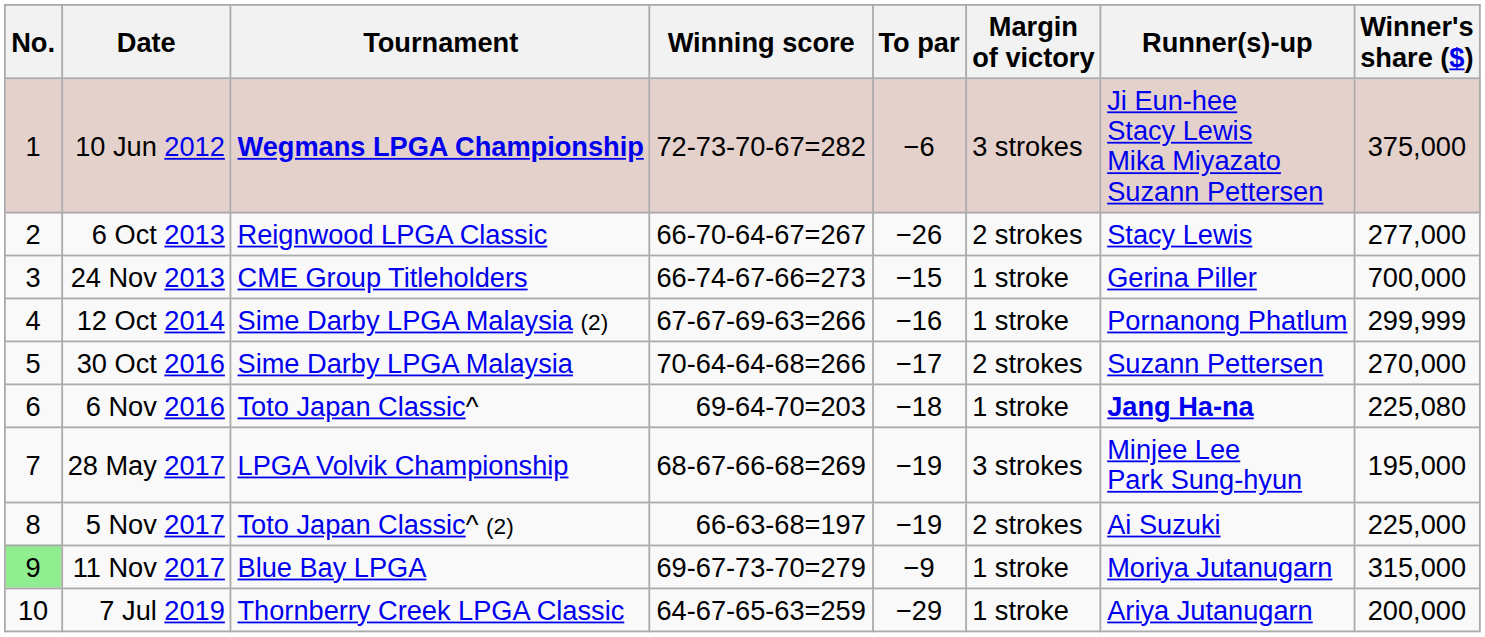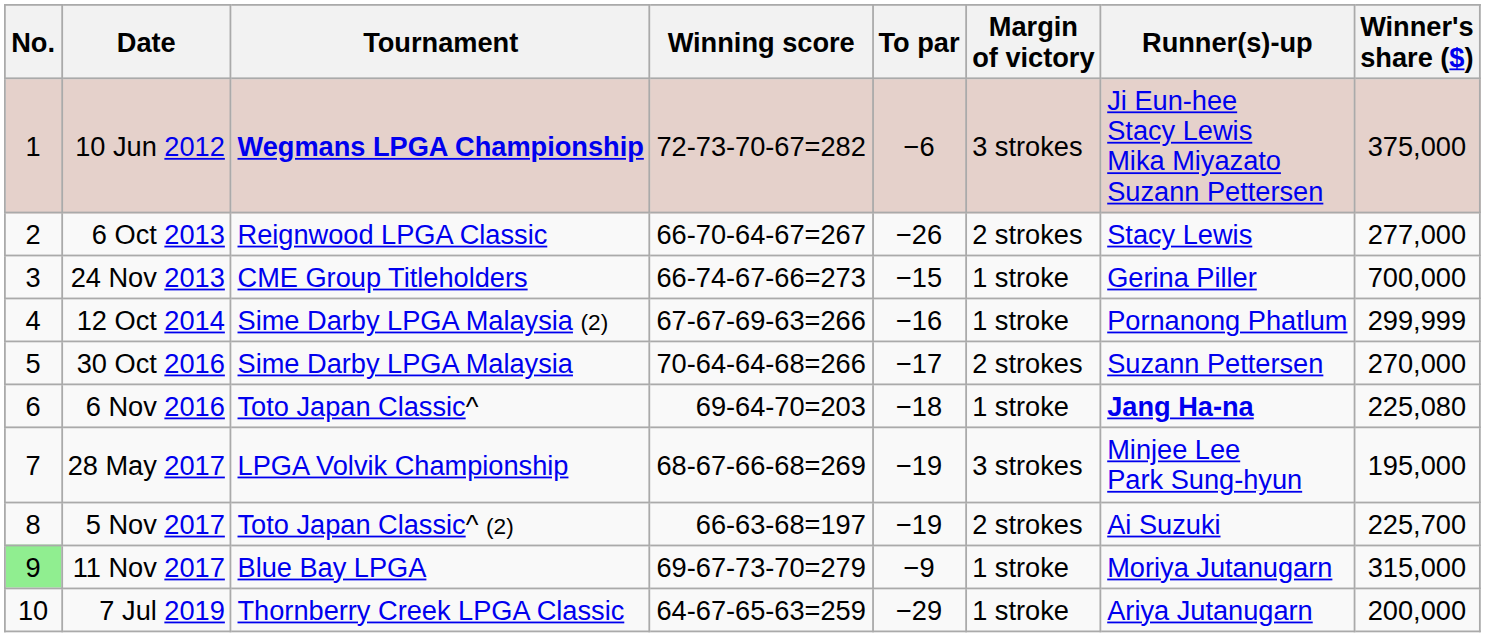(1417, 523) 225,000 -> (1417, 523) 225,700
